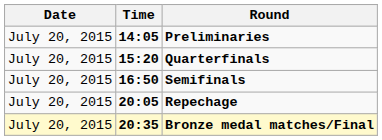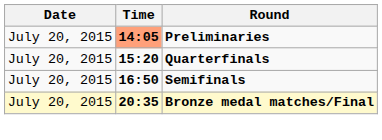(139, 37) no background -> (139, 37) lightsalmon background
- row: (201, 103)
